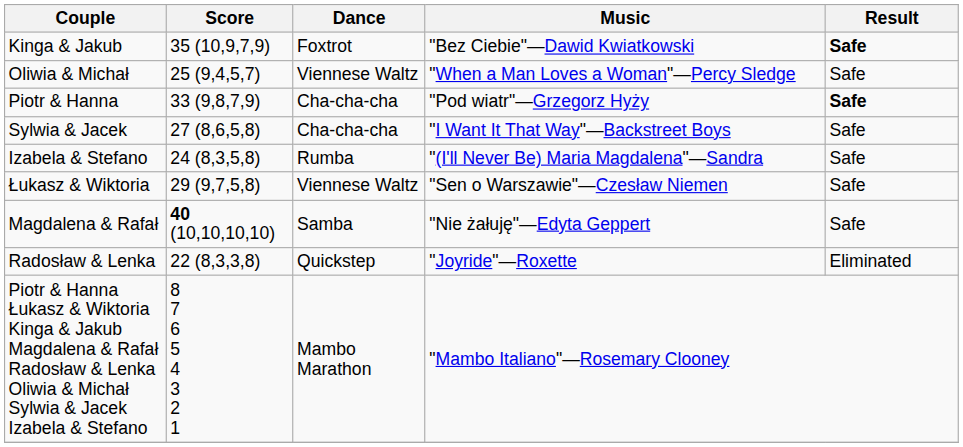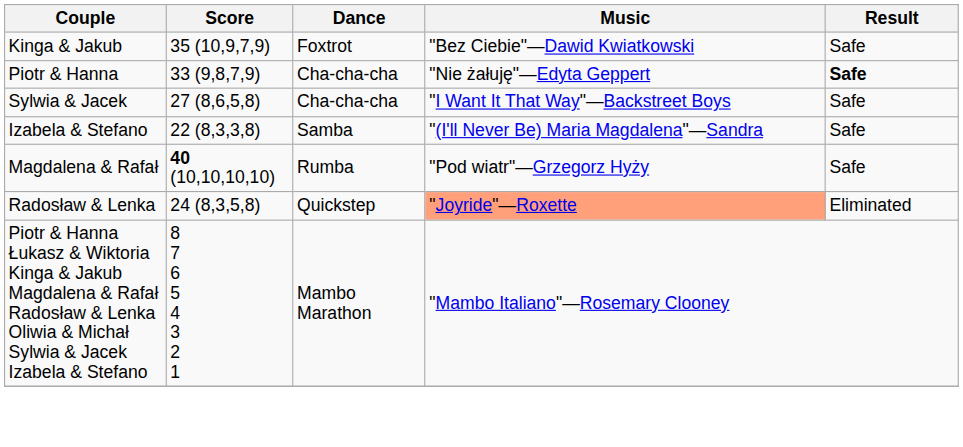(848, 46) bold -> (848, 46) normal
- row: (69, 74)
(539, 102) "Pod wiatr"—Grzegorz Hyży -> (540, 74) "Nie żałuję"—Edyta Geppert
(215, 158) 24 (8,3,5,8) -> (215, 130) 22 (8,3,3,8)
(325, 158) Rumba -> (325, 130) Samba
- row: (79, 185)
(325, 223) Samba -> (325, 167) Rumba
(540, 223) "Nie żałuję"—Edyta Geppert -> (539, 167) "Pod wiatr"—Grzegorz Hyży
(215, 261) 22 (8,3,3,8) -> (215, 205) 24 (8,3,5,8)
(503, 261) no background -> (503, 205) lightsalmon background
